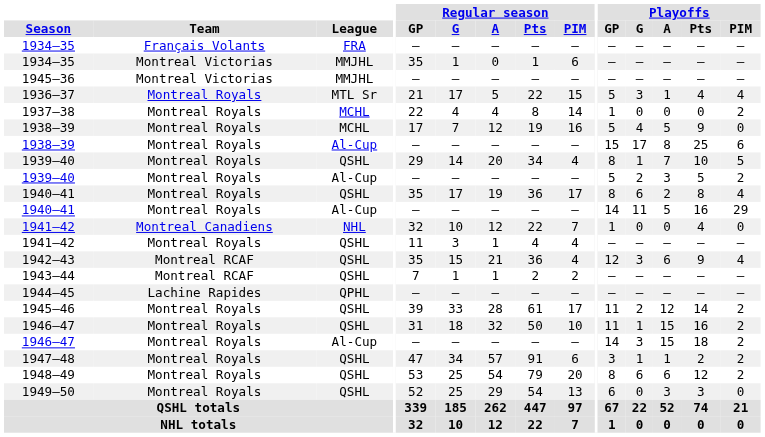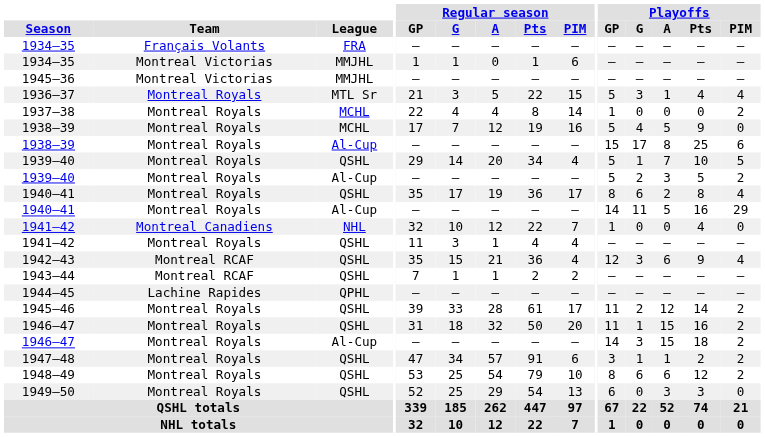(416, 62) 35 -> (416, 62) 1
(456, 95) 17 -> (456, 95) 3
(612, 161) 8 -> (612, 161) 5
(575, 326) 10 -> (575, 326) 20
(575, 375) 20 -> (575, 375) 10
